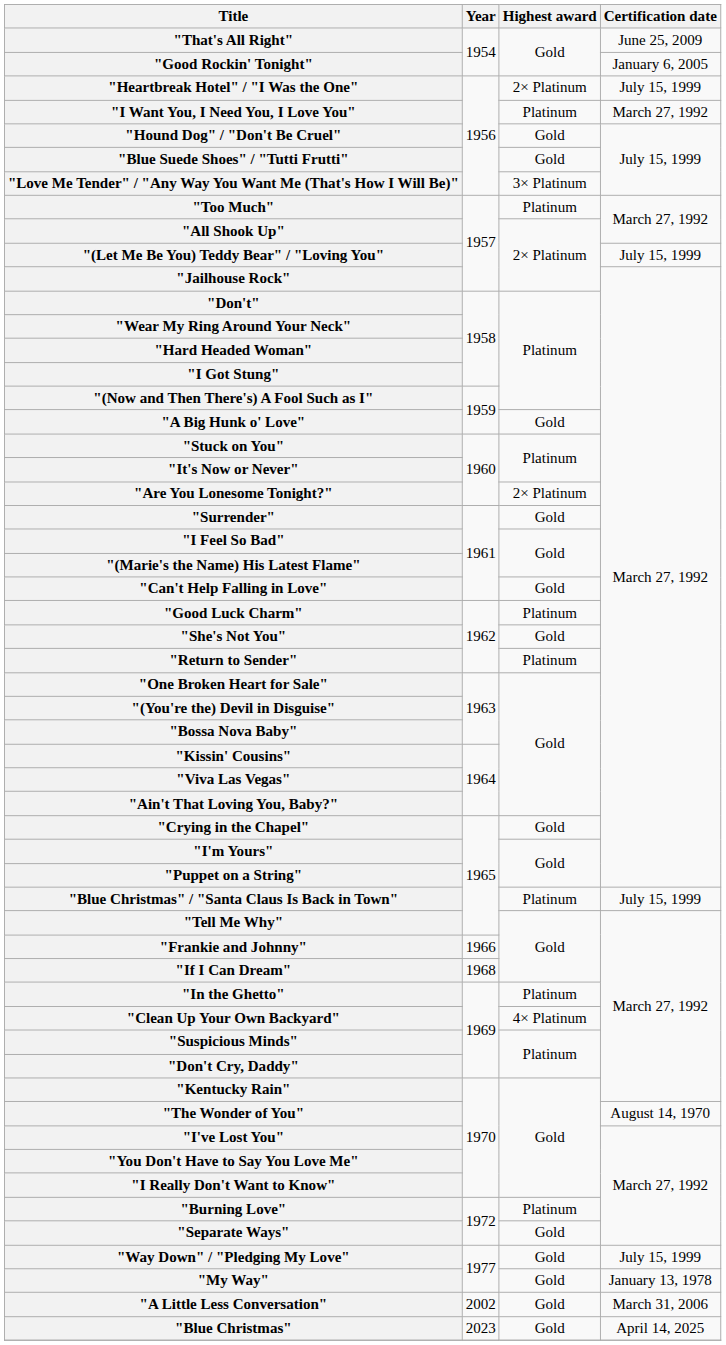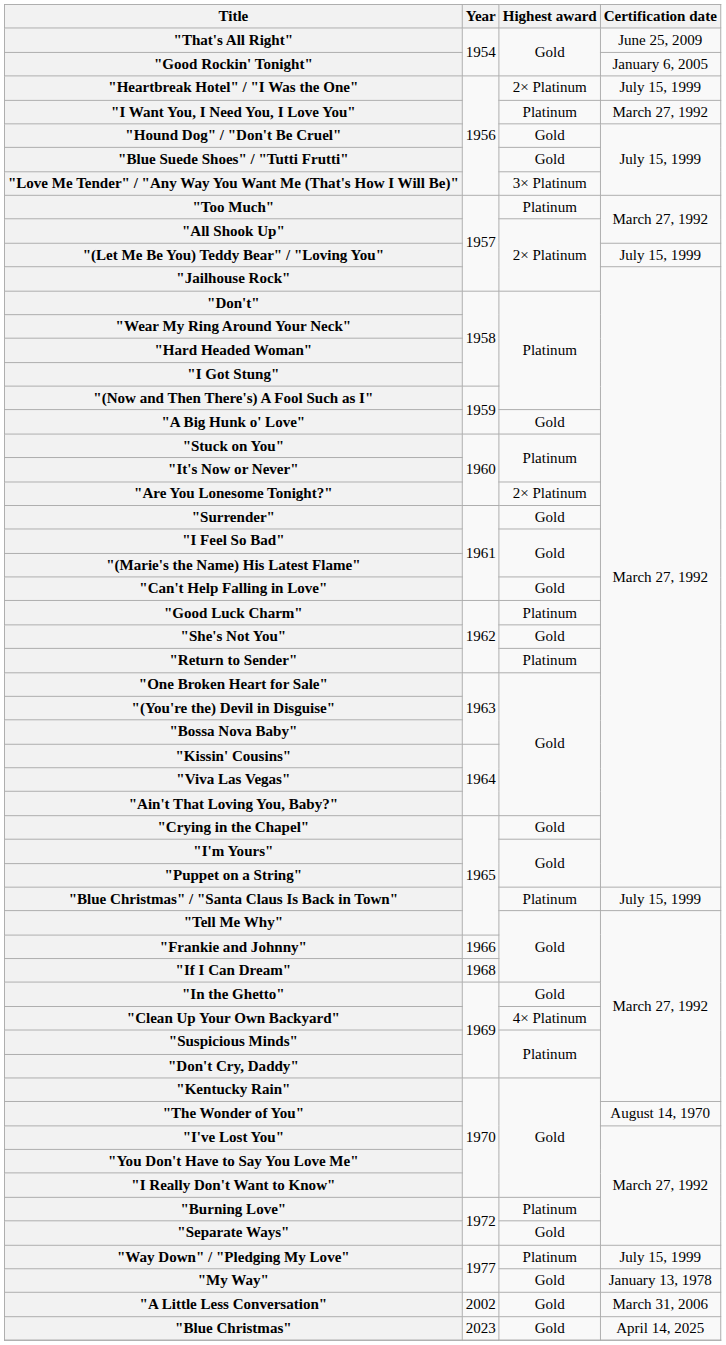(550, 994) Platinum -> (550, 994) Gold
(550, 1256) Gold -> (550, 1256) Platinum
